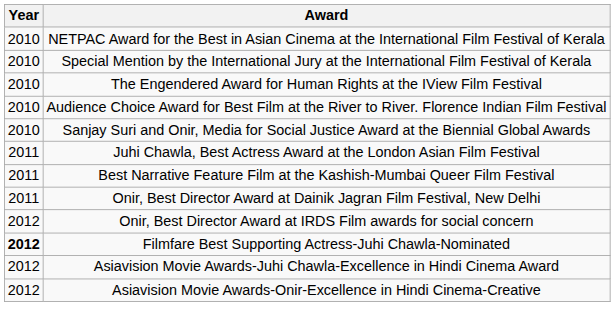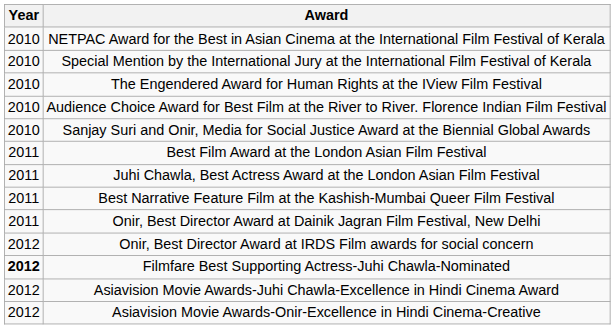+ row: (326, 152)
